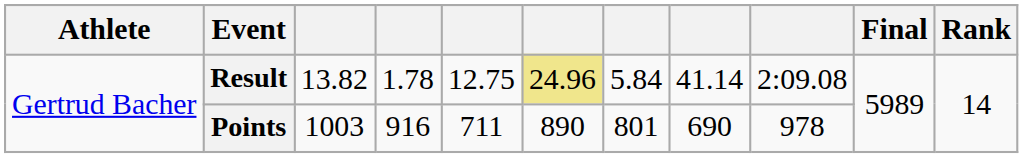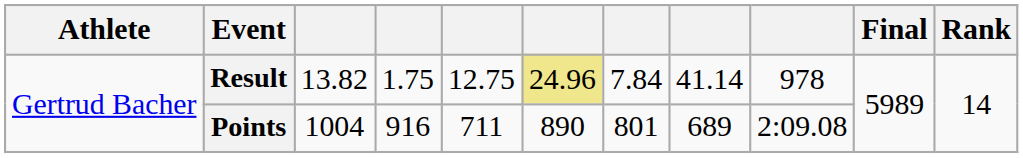(408, 78) 1.78 -> (408, 78) 1.75
(636, 78) 5.84 -> (636, 78) 7.84
(802, 78) 2:09.08 -> (802, 78) 978
(334, 127) 1003 -> (334, 127) 1004
(710, 127) 690 -> (710, 127) 689
(802, 127) 978 -> (802, 127) 2:09.08
